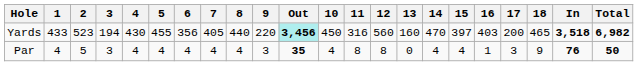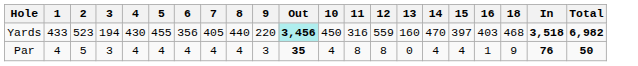- column: (514, 14)
(383, 32) 560 -> (383, 32) 559
(540, 32) 465 -> (514, 32) 468
